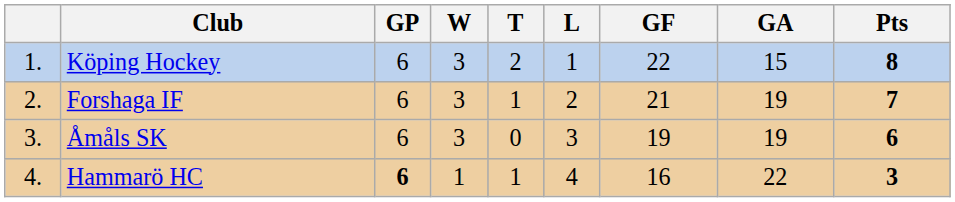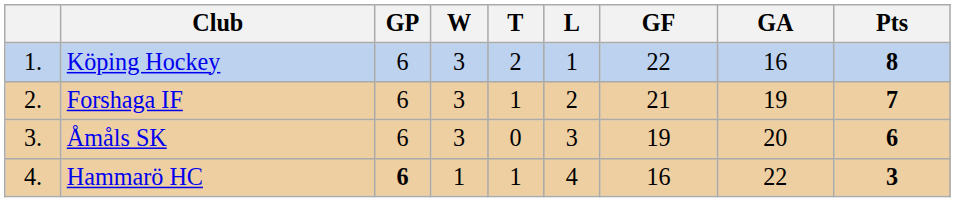(775, 61) 15 -> (775, 61) 16
(775, 138) 19 -> (775, 138) 20
